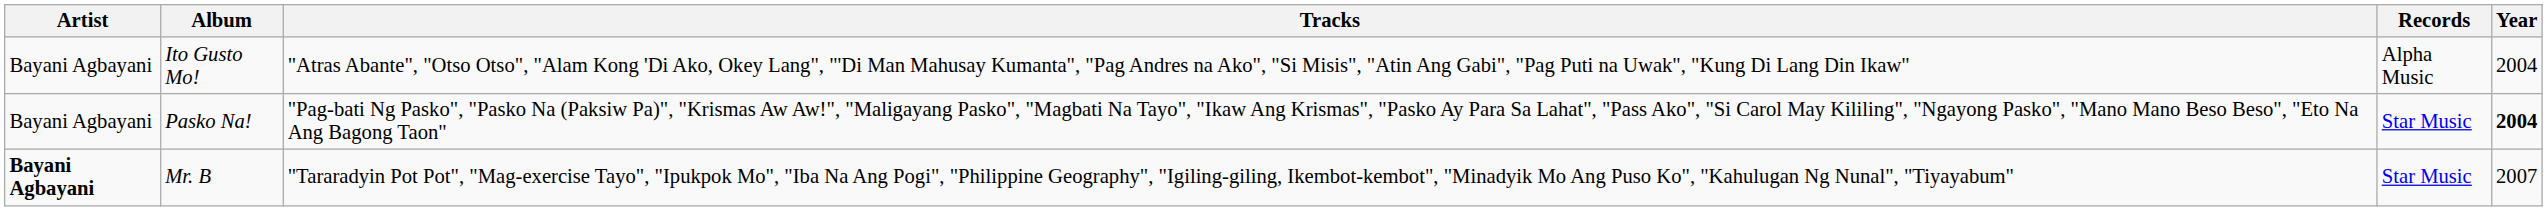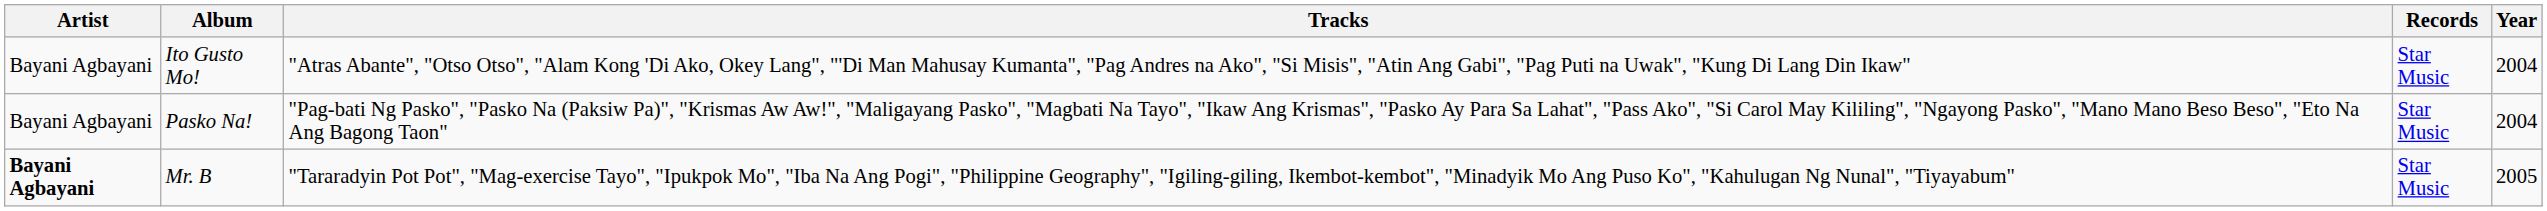(2408, 65) Alpha Music -> (2423, 65) Star Music
(2517, 121) bold -> (2517, 121) normal
(2517, 177) 2007 -> (2517, 177) 2005
